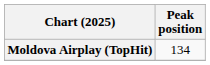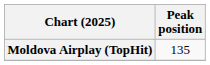(180, 49) 134 -> (180, 49) 135
